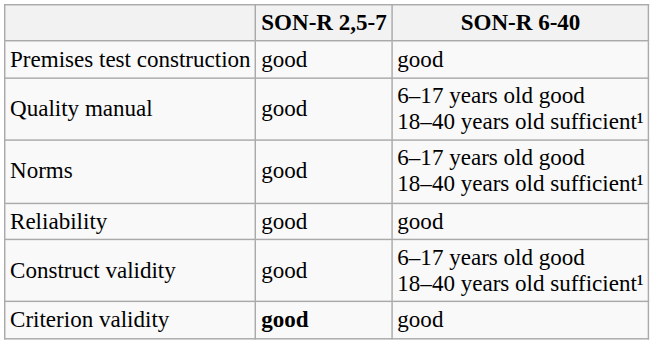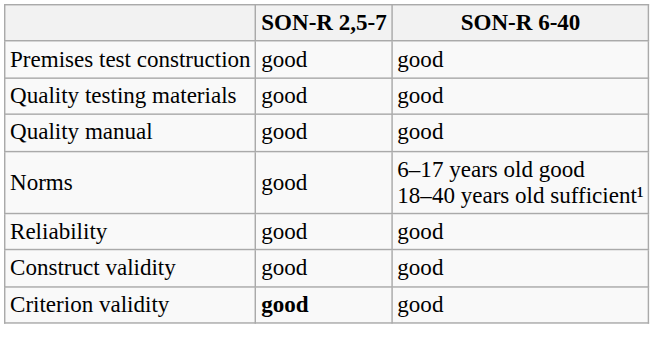+ row: (123, 95)
(521, 108) 6–17 years old good 18–40 years old sufficient¹ -> (420, 132) good
(521, 270) 6–17 years old good 18–40 years old sufficient¹ -> (420, 267) good
